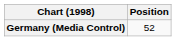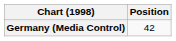(149, 28) 52 -> (149, 28) 42
